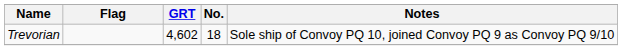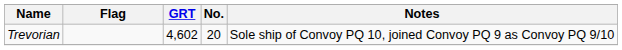(214, 34) 18 -> (214, 34) 20
